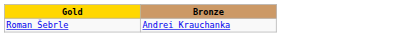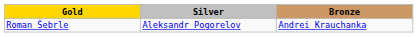+ column: (208, 11)
